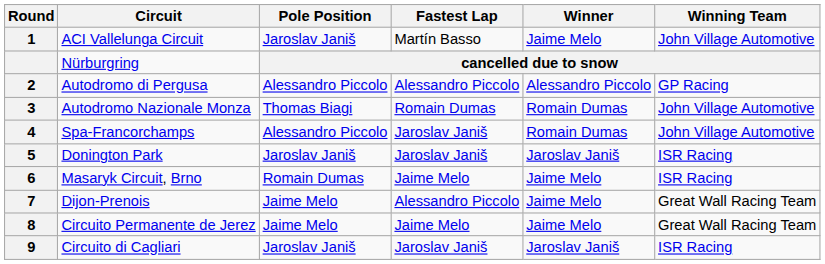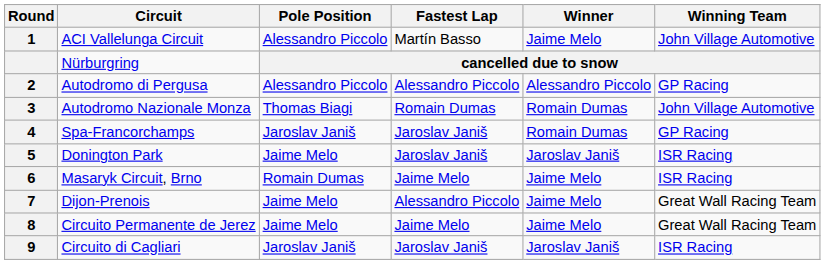(309, 39) Jaroslav Janiš -> (325, 39) Alessandro Piccolo
(325, 131) Alessandro Piccolo -> (309, 131) Jaroslav Janiš
(736, 131) John Village Automotive -> (693, 131) GP Racing
(309, 155) Jaroslav Janiš -> (300, 155) Jaime Melo
